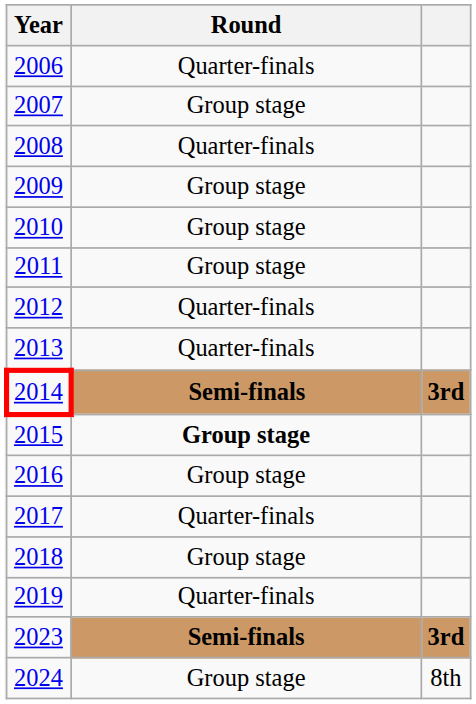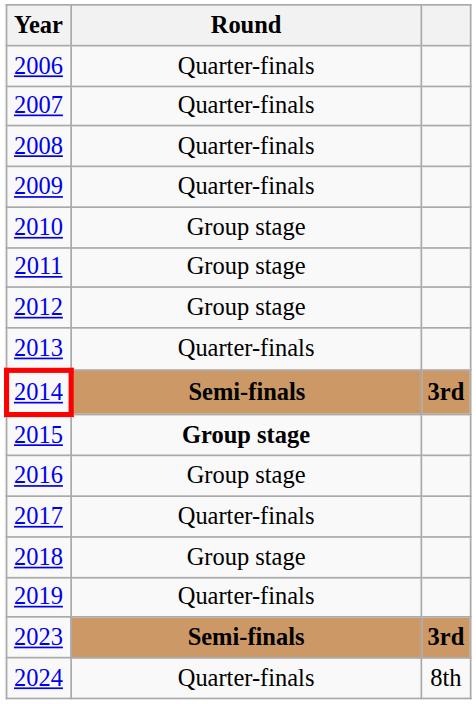(246, 105) Group stage -> (246, 105) Quarter-finals
(246, 186) Group stage -> (246, 186) Quarter-finals
(246, 307) Quarter-finals -> (246, 307) Group stage
(246, 677) Group stage -> (246, 677) Quarter-finals
